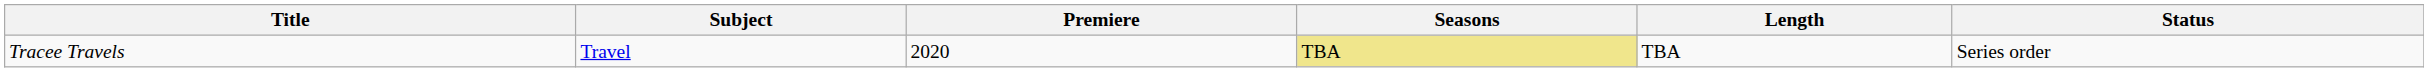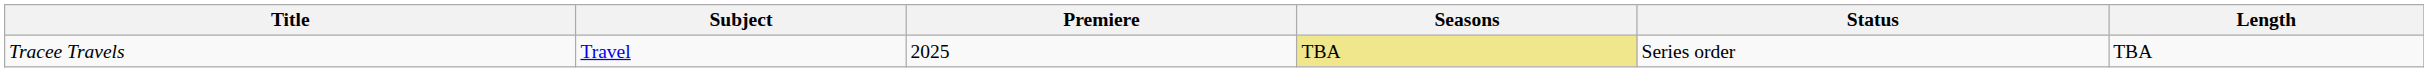columns swapped: (1795, 19) <-> (2188, 19)
(930, 50) 2020 -> (930, 50) 2025
